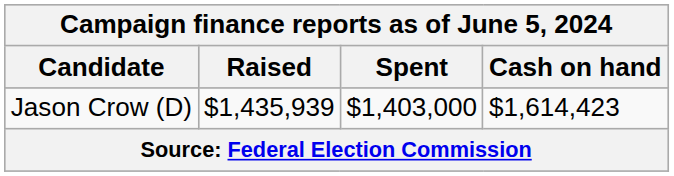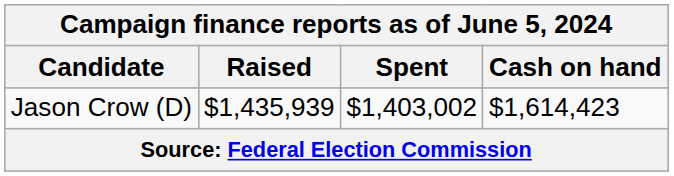(412, 107) $1,403,000 -> (412, 107) $1,403,002
